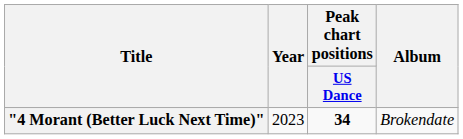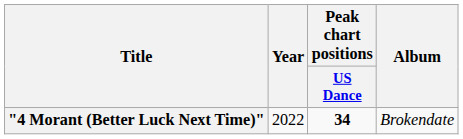(288, 120) 2023 -> (288, 120) 2022
